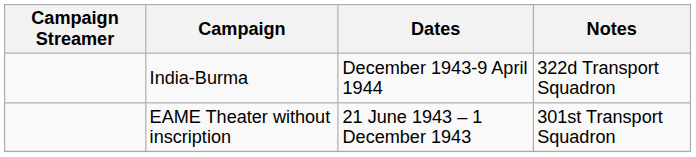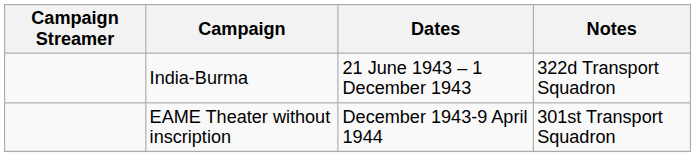(435, 78) December 1943-9 April 1944 -> (412, 78) 21 June 1943 – 1 December 1943
(412, 127) 21 June 1943 – 1 December 1943 -> (435, 127) December 1943-9 April 1944
